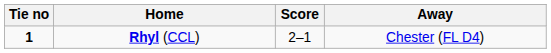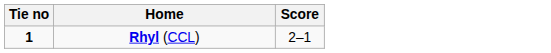- column: (435, 15)
